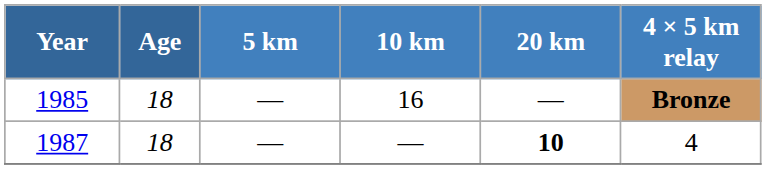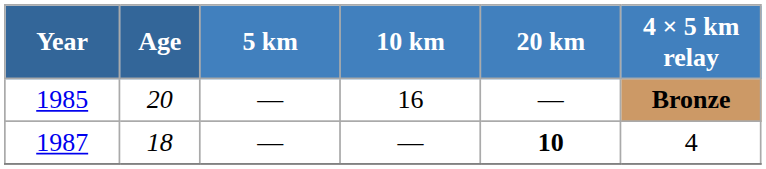(160, 99) 18 -> (160, 99) 20
